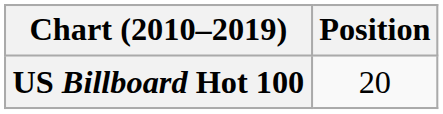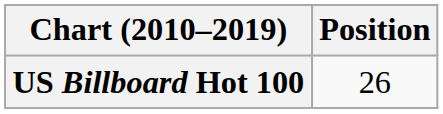(375, 81) 20 -> (375, 81) 26
